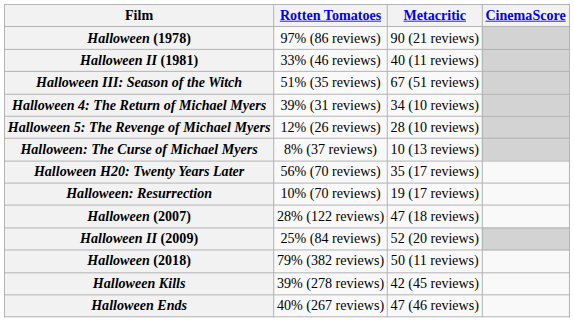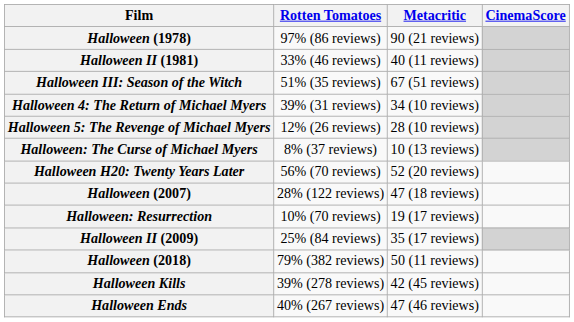(435, 171) 35 (17 reviews) -> (435, 171) 52 (20 reviews)
rows swapped: (139, 194) <-> (139, 216)
(435, 238) 52 (20 reviews) -> (435, 238) 35 (17 reviews)
